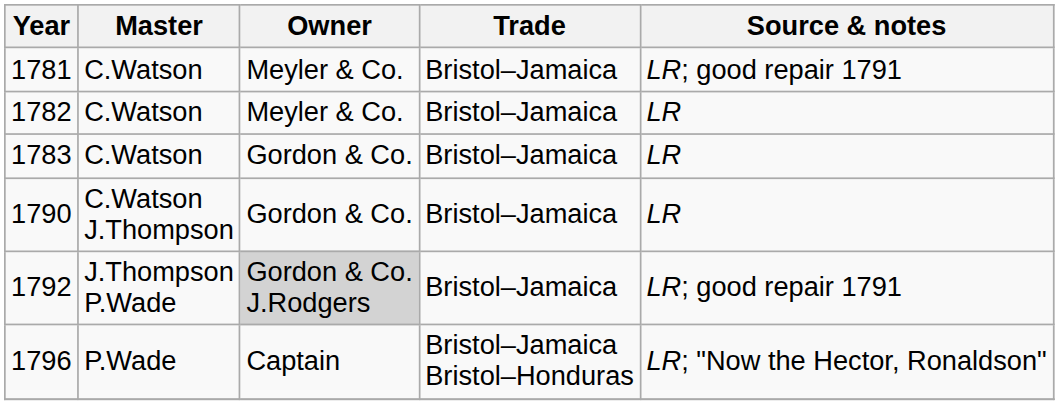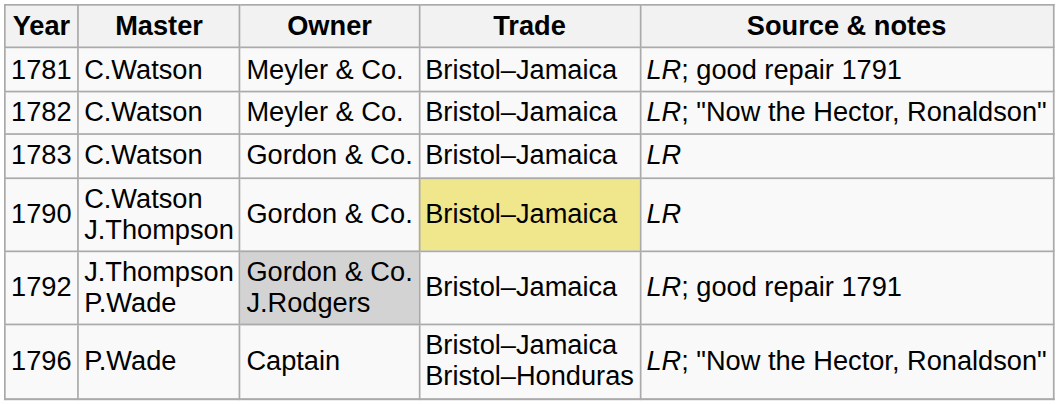(664, 112) LR -> (847, 112) LR; "Now the Hector, Ronaldson"
(521, 213) no background -> (521, 213) khaki background
